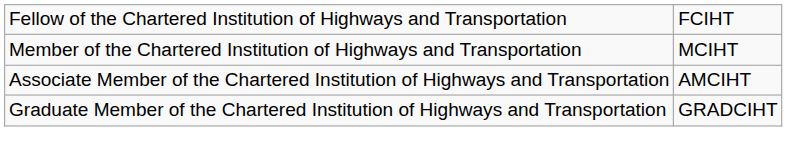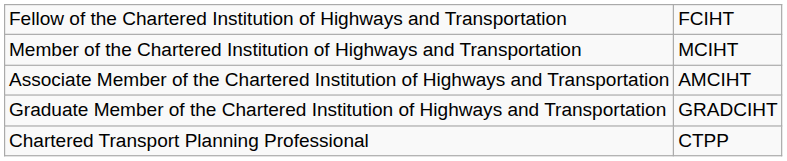+ row: (189, 140)
